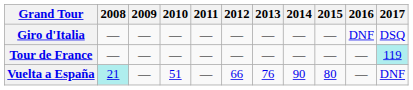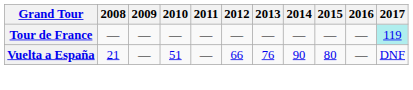- row: (51, 34)
(113, 74) paleturquoise background -> (113, 54) no background
